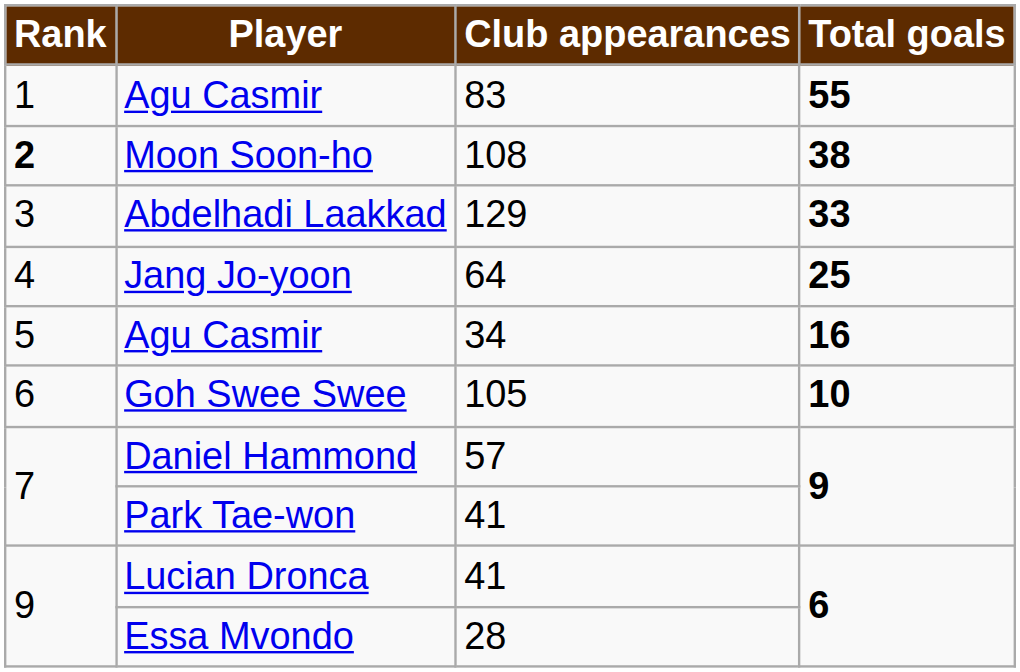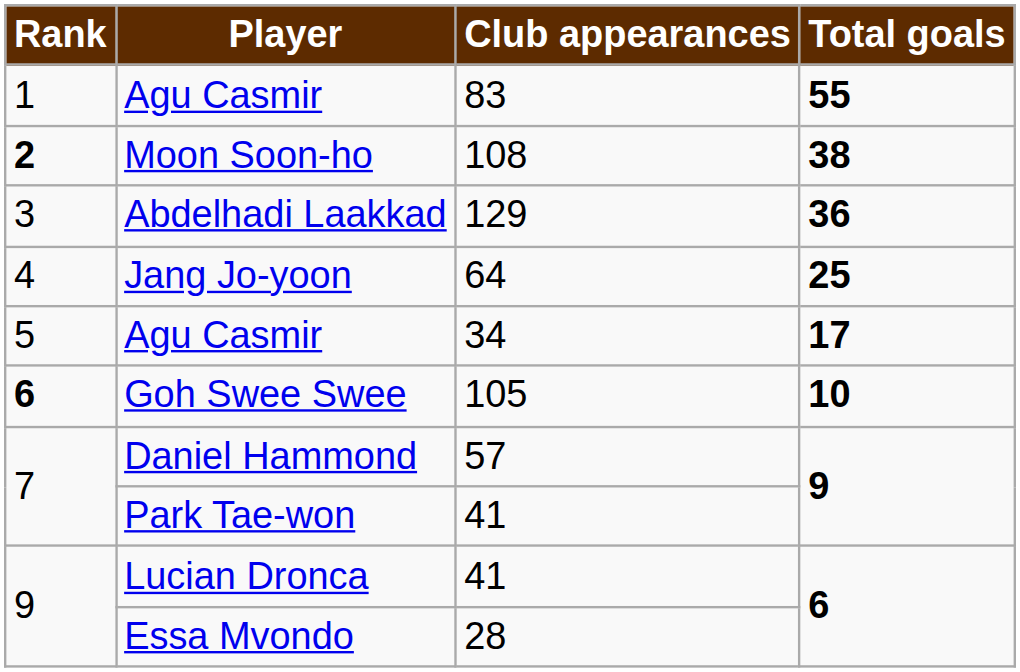(829, 214) 33 -> (829, 214) 36
(829, 335) 16 -> (829, 335) 17
(24, 395) normal -> (24, 395) bold
